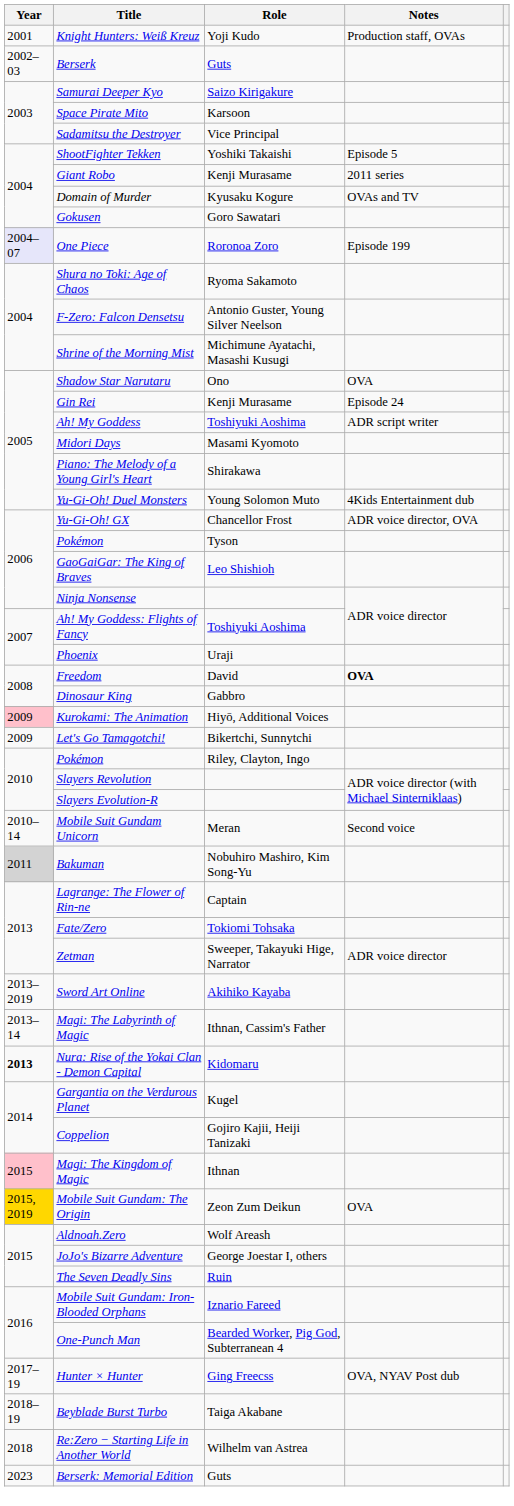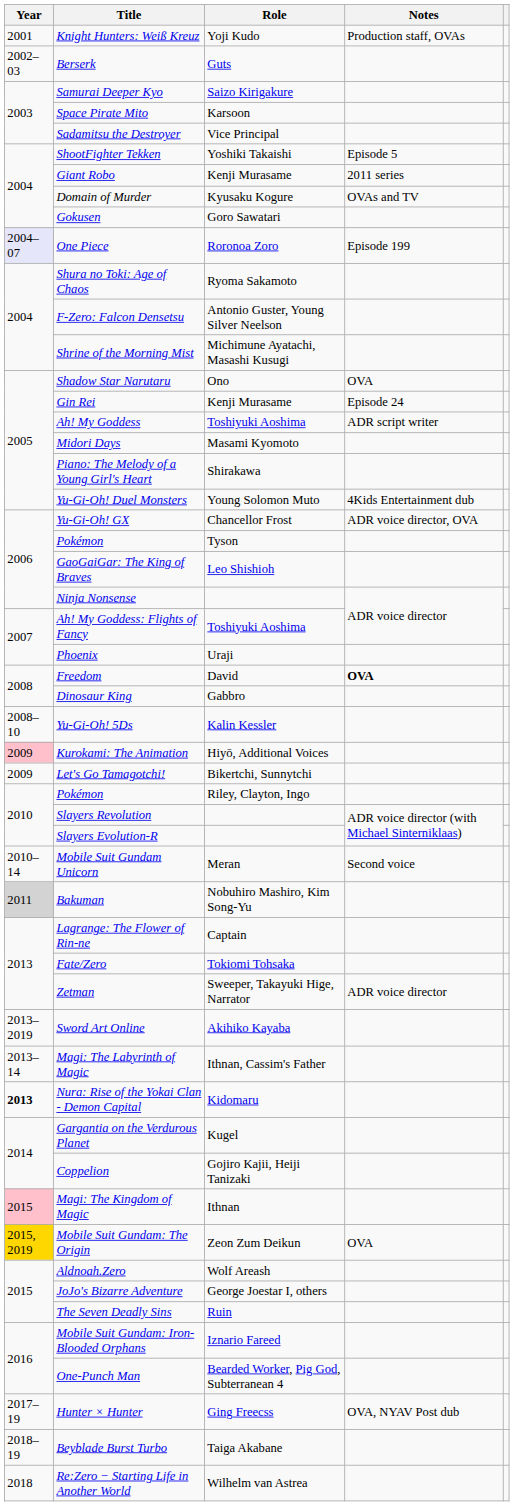+ row: (95, 724)
- row: (125, 1476)
